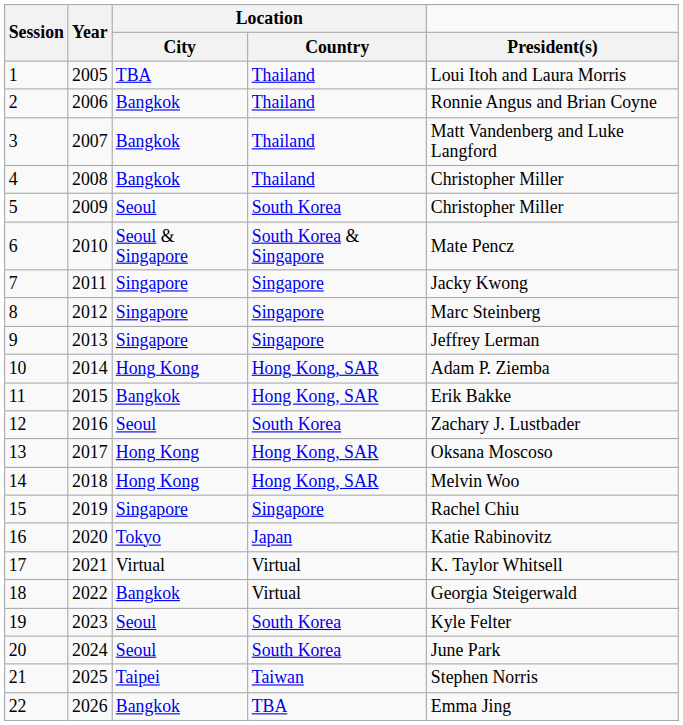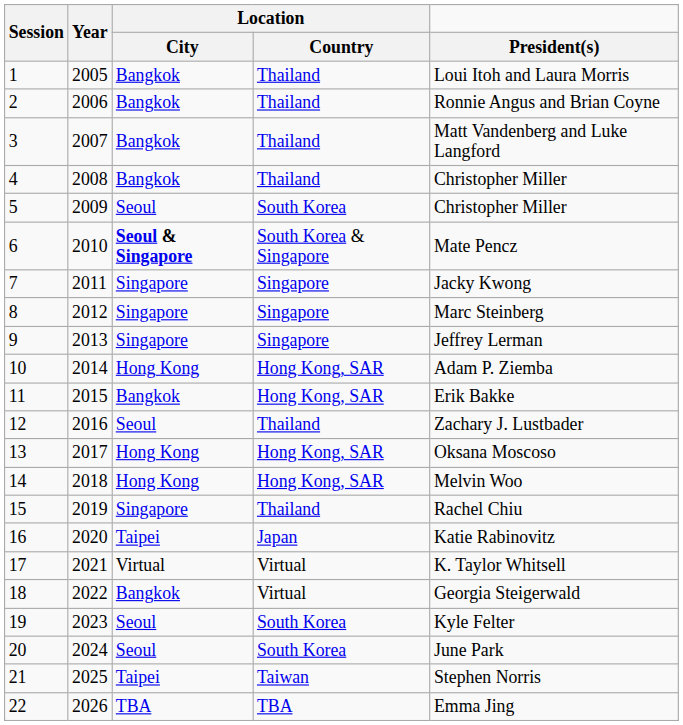(134, 74) TBA -> (148, 74) Bangkok
(152, 245) normal -> (154, 245) bold
(296, 424) South Korea -> (289, 424) Thailand
(288, 509) Singapore -> (289, 509) Thailand
(138, 537) Tokyo -> (138, 537) Taipei
(148, 706) Bangkok -> (134, 706) TBA
